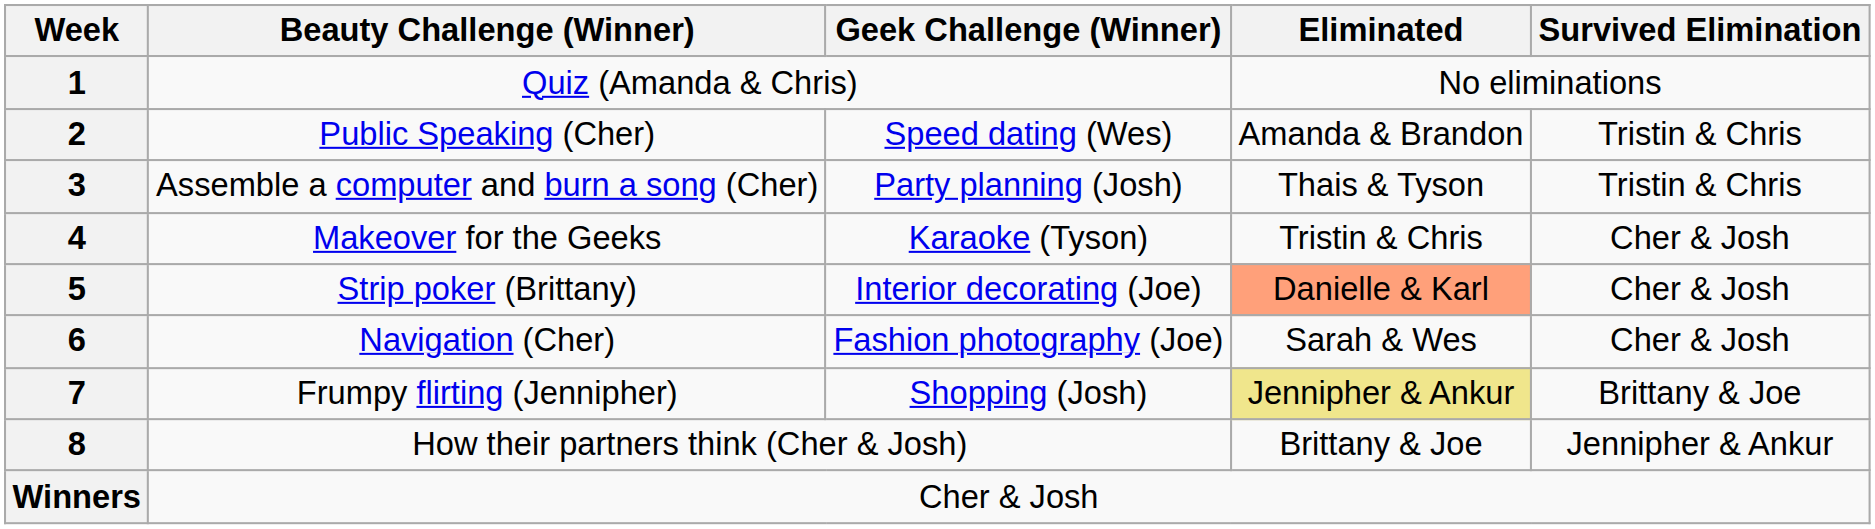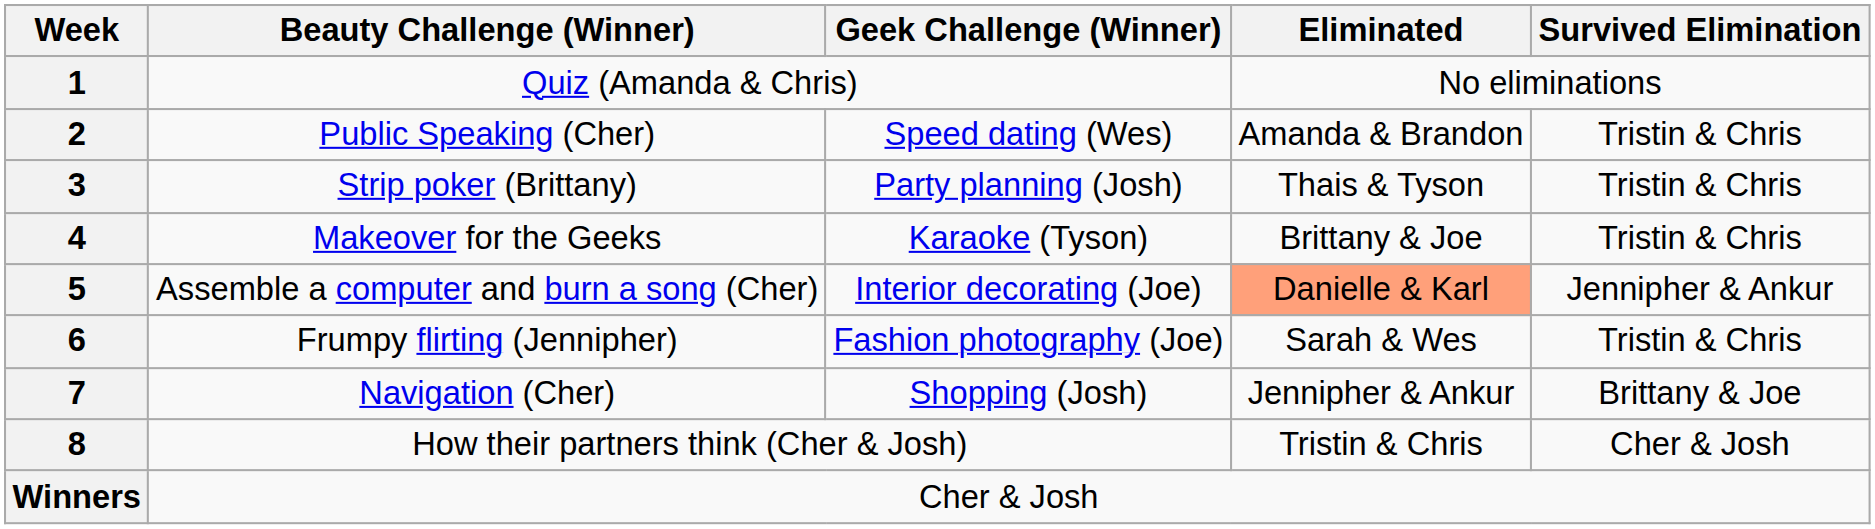(487, 185) Assemble a computer and burn a song (Cher) -> (487, 185) Strip poker (Brittany)
(1381, 237) Tristin & Chris -> (1381, 237) Brittany & Joe
(1700, 237) Cher & Josh -> (1700, 237) Tristin & Chris
(487, 289) Strip poker (Brittany) -> (487, 289) Assemble a computer and burn a song (Cher)
(1700, 289) Cher & Josh -> (1700, 289) Jennipher & Ankur
(487, 340) Navigation (Cher) -> (487, 340) Frumpy flirting (Jennipher)
(1700, 340) Cher & Josh -> (1700, 340) Tristin & Chris
(487, 392) Frumpy flirting (Jennipher) -> (487, 392) Navigation (Cher)
(1381, 392) khaki background -> (1381, 392) no background
(1381, 444) Brittany & Joe -> (1381, 444) Tristin & Chris
(1700, 444) Jennipher & Ankur -> (1700, 444) Cher & Josh
